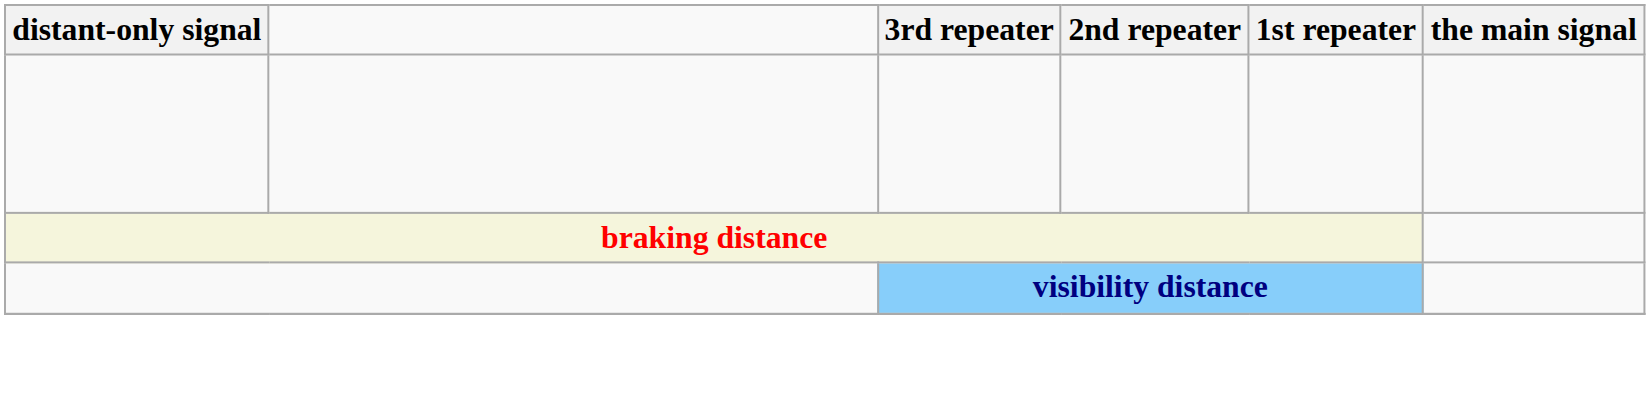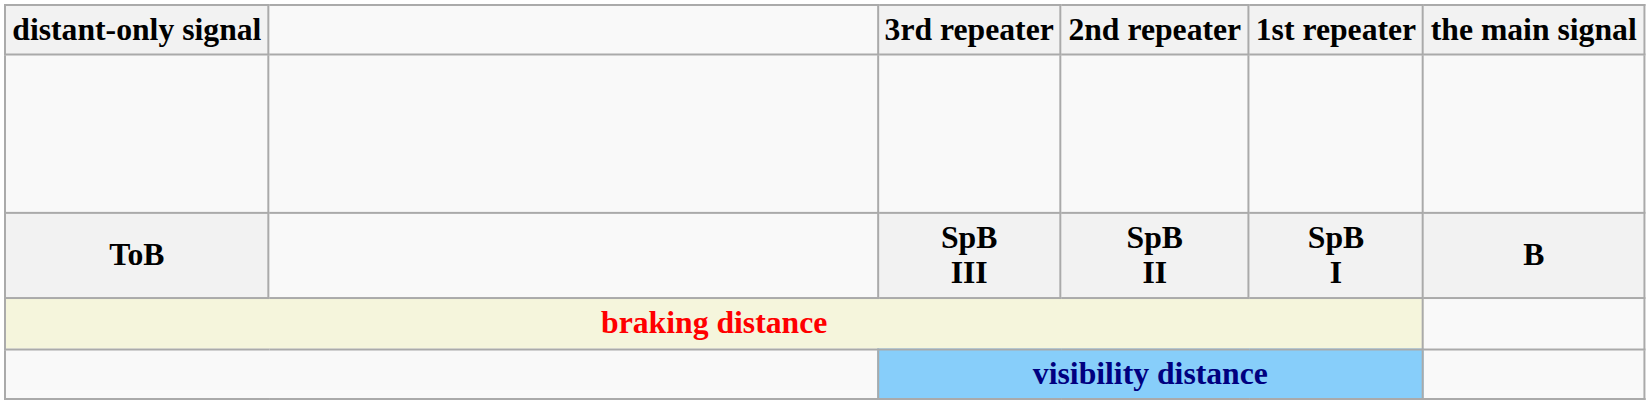+ row: (969, 254)
